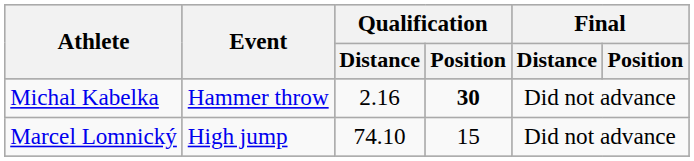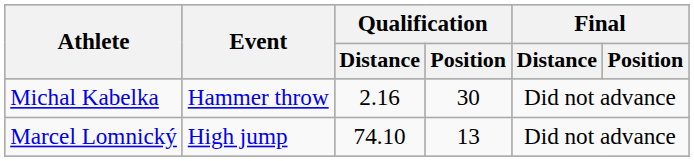(468, 98) bold -> (468, 98) normal
(468, 136) 15 -> (468, 136) 13
